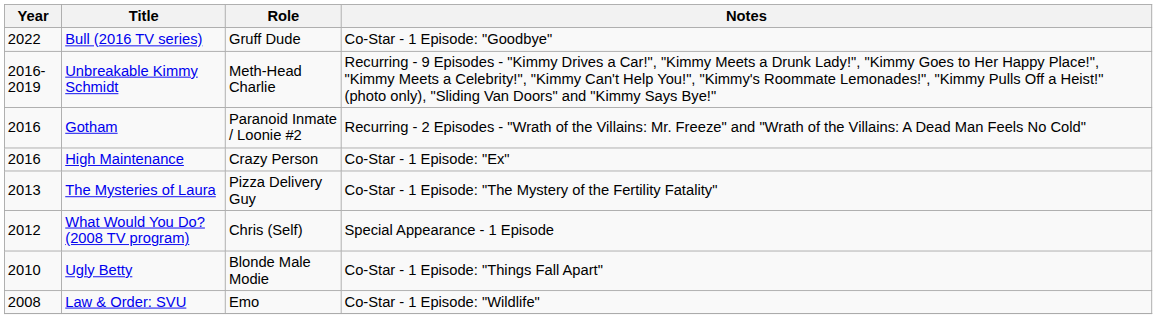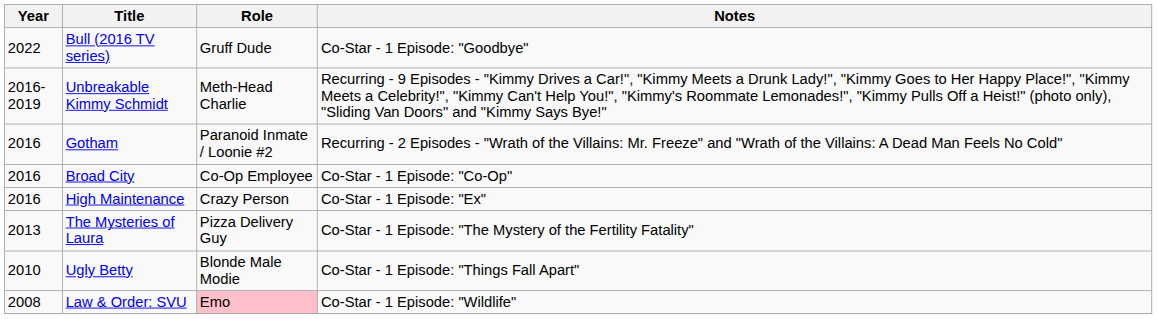+ row: (100, 175)
- row: (135, 230)
(244, 302) no background -> (215, 302) pink background
